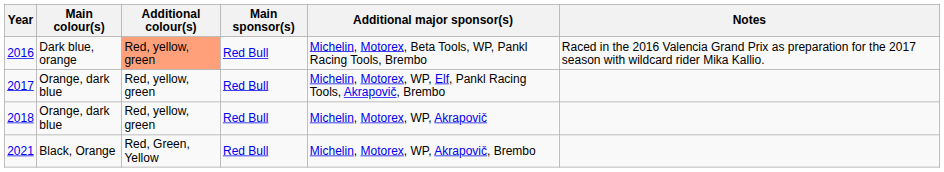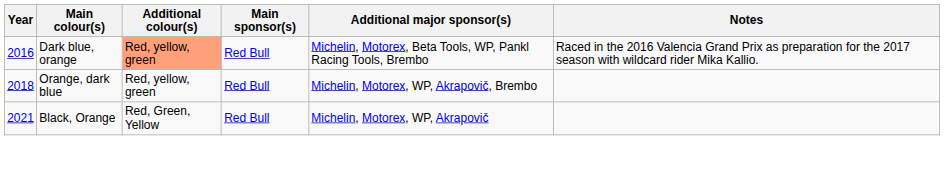- row: (20, 85)
(398, 118) Michelin, Motorex, WP, Akrapovič -> (424, 85) Michelin, Motorex, WP, Akrapovič, Brembo
(423, 150) Michelin, Motorex, WP, Akrapovič, Brembo -> (400, 118) Michelin, Motorex, WP, Akrapovič
